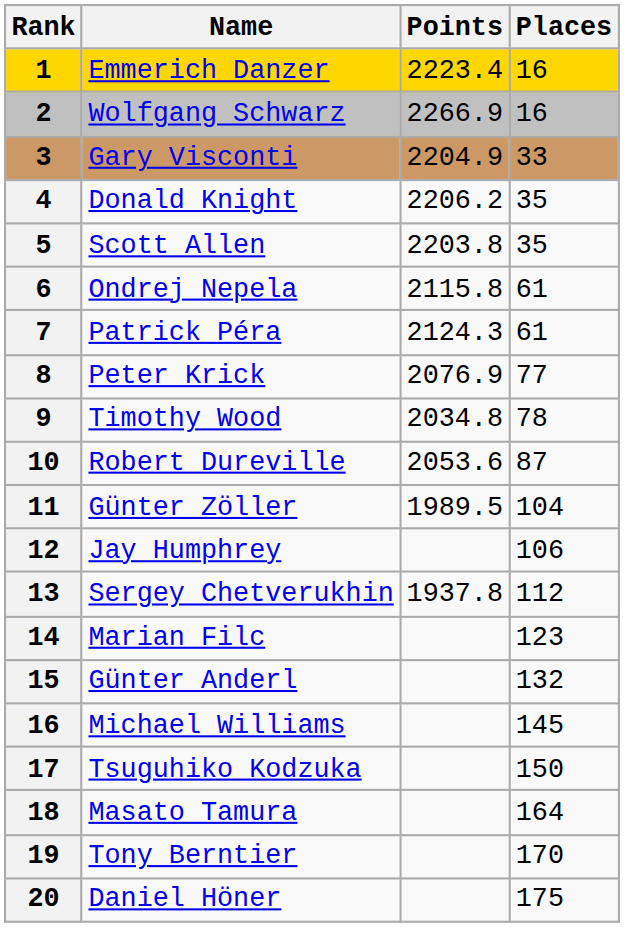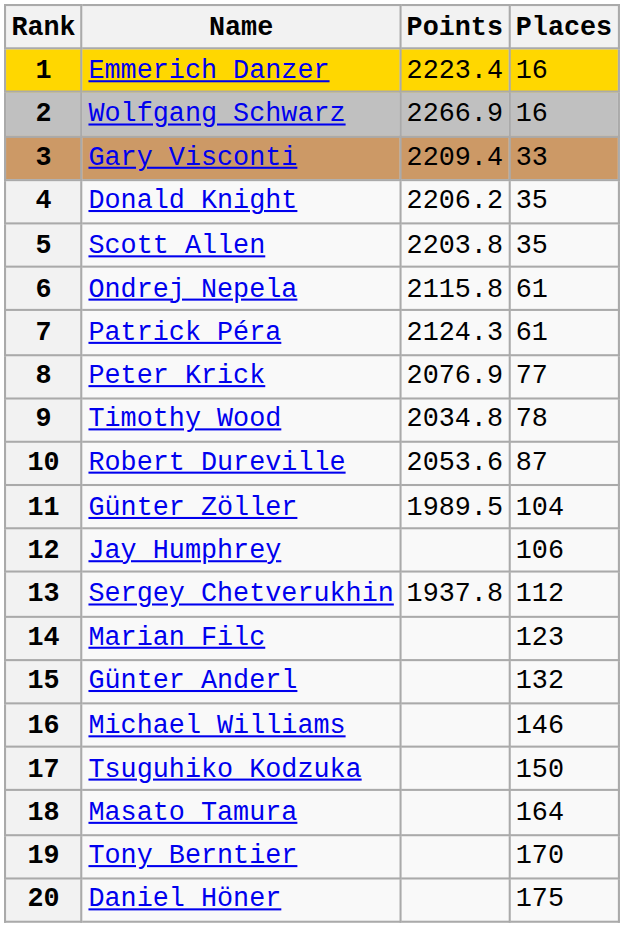(455, 158) 2204.9 -> (455, 158) 2209.4
(540, 725) 145 -> (540, 725) 146
